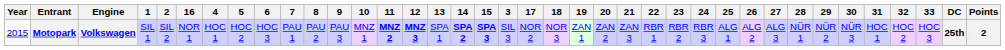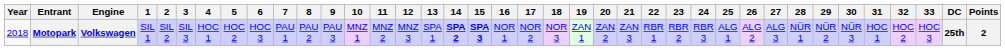columns swapped: (508, 12) <-> (189, 12)
(17, 32) 2015 -> (17, 32) 2018
(390, 32) bold -> (383, 32) normal
(415, 32) bold -> (408, 32) normal
